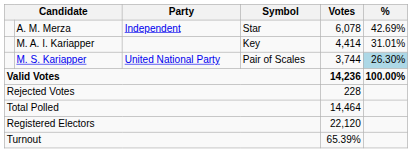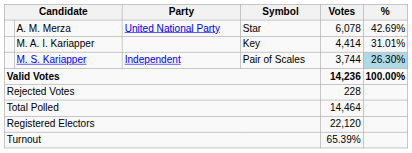(153, 28) Independent -> (172, 28) United National Party
(172, 60) United National Party -> (153, 60) Independent
